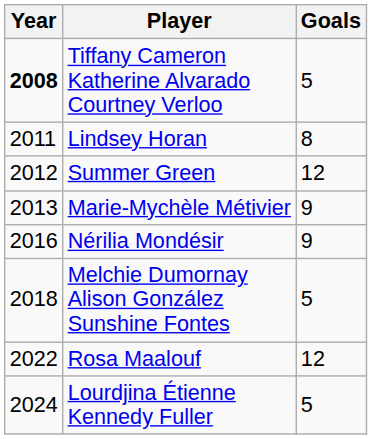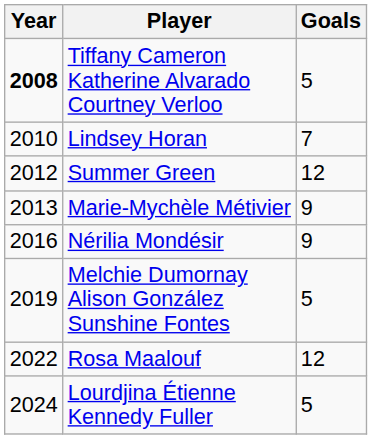(33, 138) 2011 -> (34, 138) 2010
(307, 138) 8 -> (307, 138) 7
(34, 300) 2018 -> (34, 300) 2019
